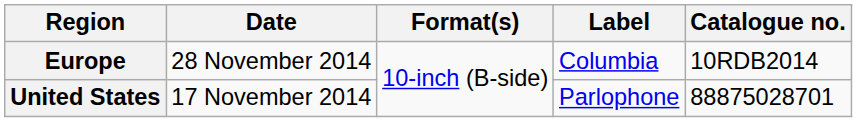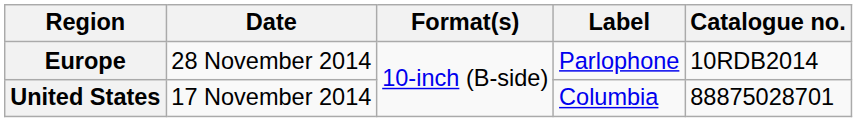(609, 60) Columbia -> (619, 60) Parlophone
(619, 97) Parlophone -> (609, 97) Columbia
